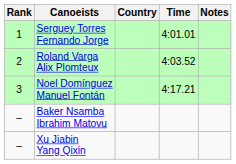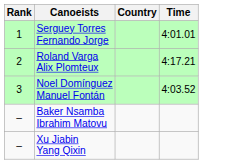- column: (215, 12)
(178, 62) 4:03.52 -> (178, 62) 4:17.21
(178, 90) 4:17.21 -> (178, 90) 4:03.52
